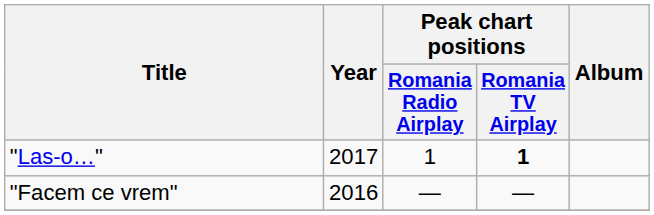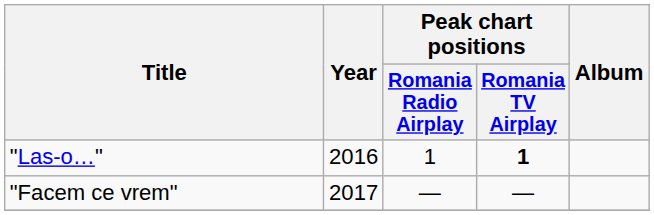(354, 157) 2017 -> (354, 157) 2016
(354, 192) 2016 -> (354, 192) 2017
